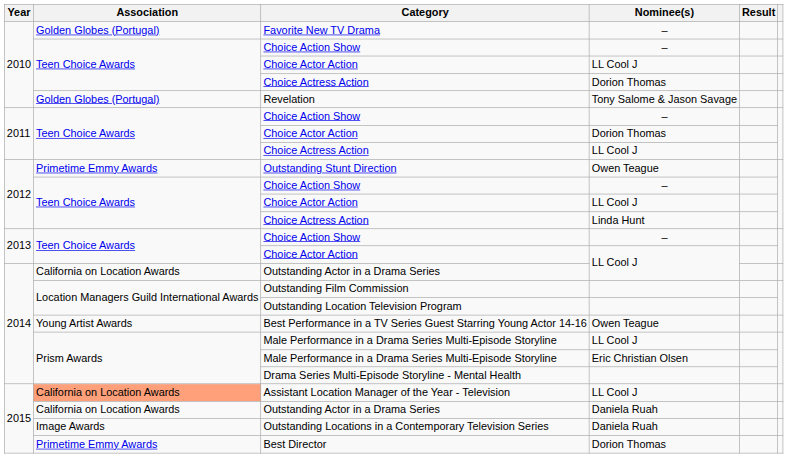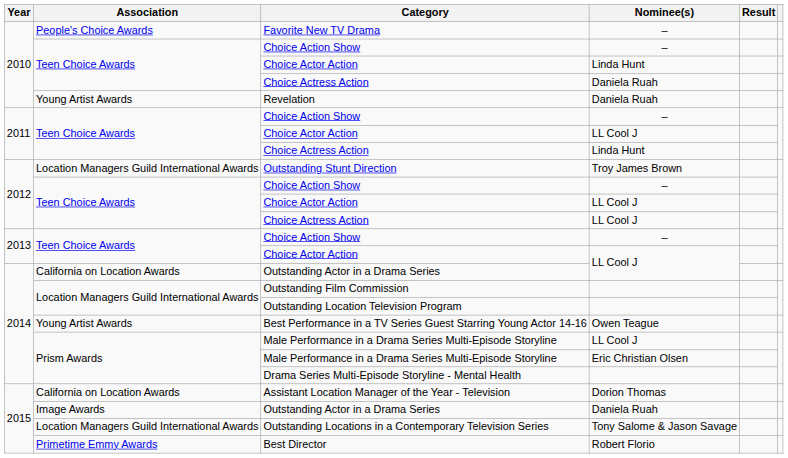(98, 30) Golden Globes (Portugal) -> (94, 30) People's Choice Awards
(615, 64) LL Cool J -> (618, 64) Linda Hunt
(629, 82) Dorion Thomas -> (625, 82) Daniela Ruah
(98, 99) Golden Globes (Portugal) -> (84, 99) Young Artist Awards
(664, 99) Tony Salome & Jason Savage -> (625, 99) Daniela Ruah
(629, 133) Dorion Thomas -> (615, 133) LL Cool J
(615, 151) LL Cool J -> (618, 151) Linda Hunt
(97, 168) Primetime Emmy Awards -> (147, 168) Location Managers Guild International Awards
(625, 168) Owen Teague -> (637, 168) Troy James Brown
(618, 220) Linda Hunt -> (615, 220) LL Cool J
(108, 392) lightsalmon background -> (108, 392) no background
(615, 392) LL Cool J -> (629, 392) Dorion Thomas
(108, 409) California on Location Awards -> (70, 409) Image Awards
(70, 427) Image Awards -> (147, 427) Location Managers Guild International Awards
(625, 427) Daniela Ruah -> (664, 427) Tony Salome & Jason Savage
(629, 444) Dorion Thomas -> (623, 444) Robert Florio
